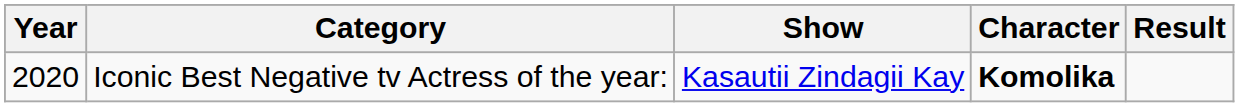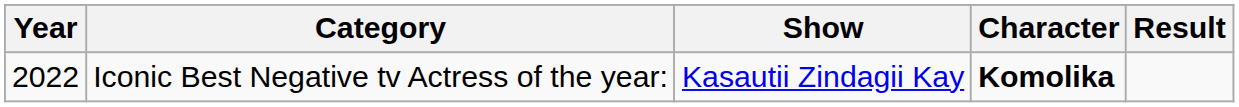(46, 76) 2020 -> (46, 76) 2022
